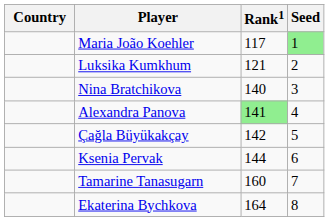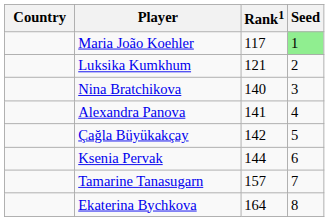(255, 112) lightgreen background -> (255, 112) no background
(255, 181) 160 -> (255, 181) 157
